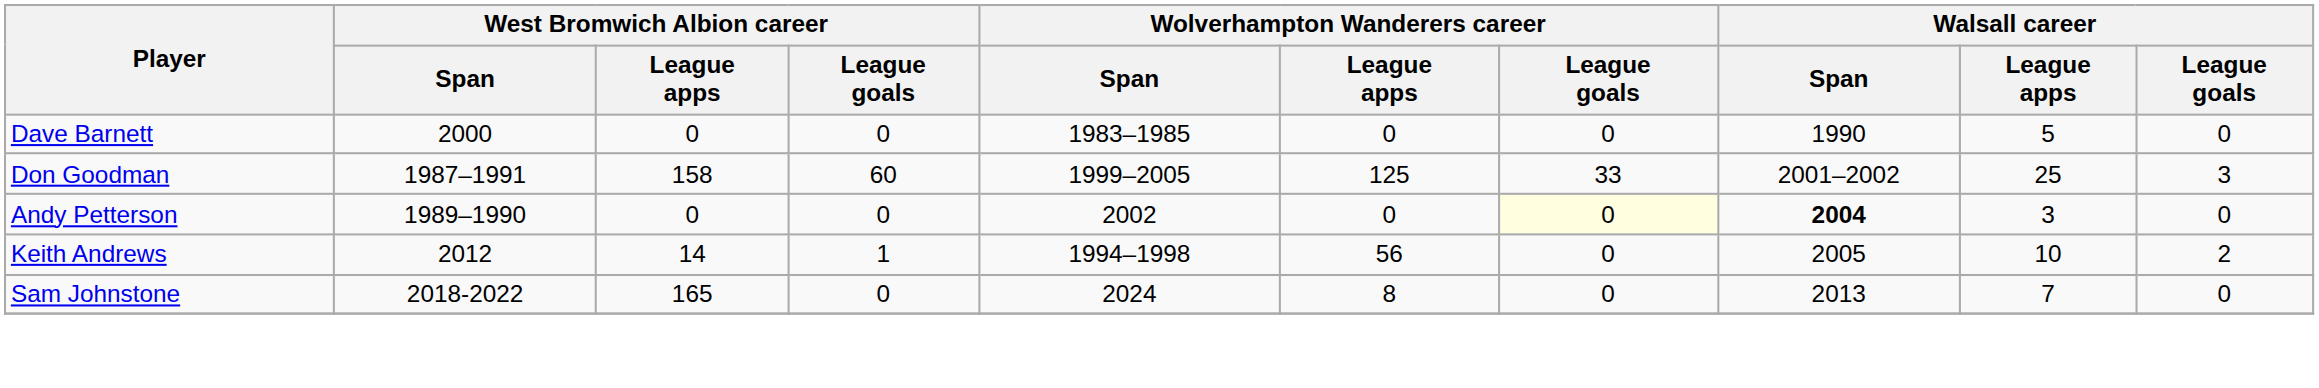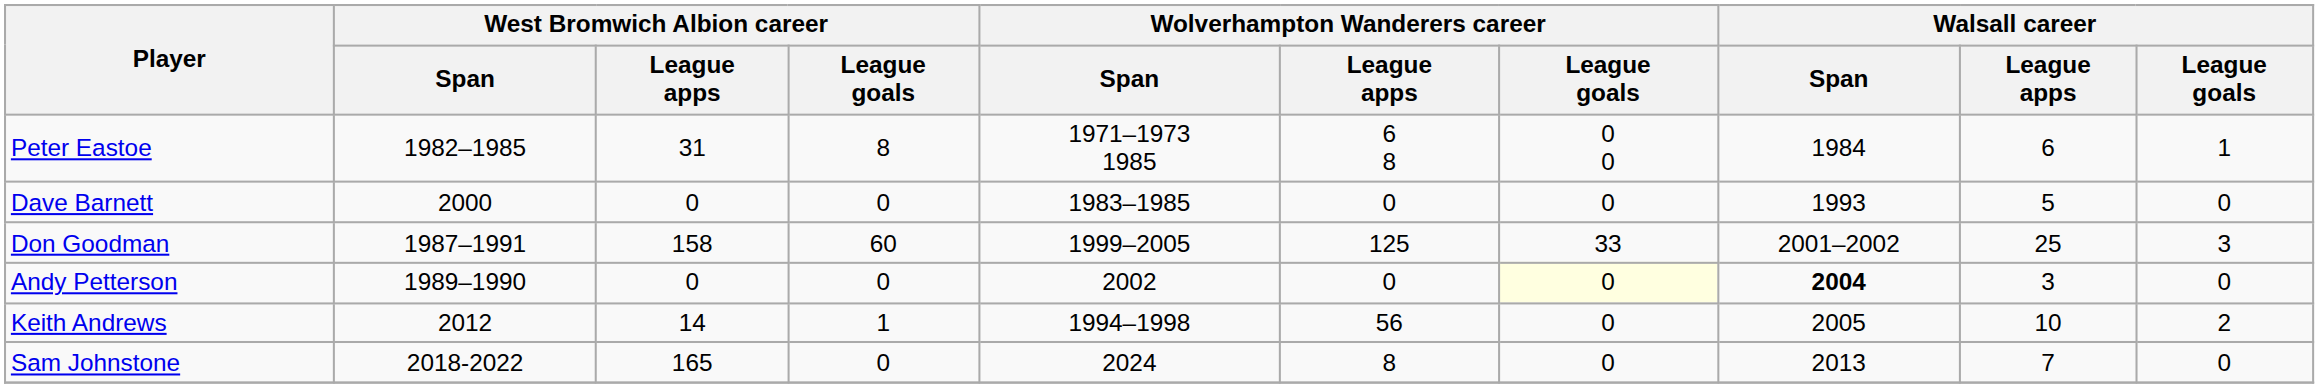+ row: (81, 148)
(1839, 134) 1990 -> (1839, 202) 1993
